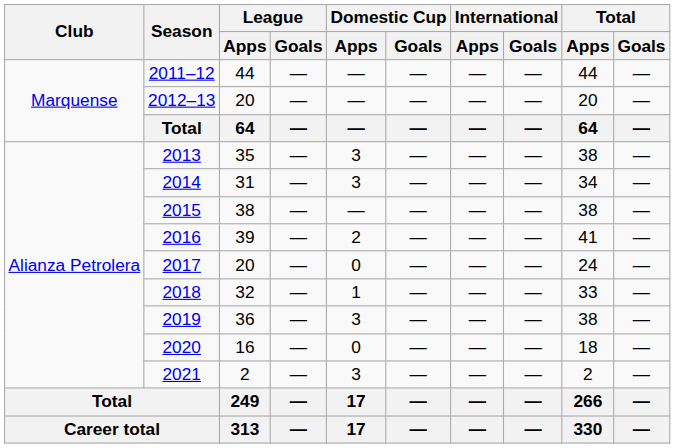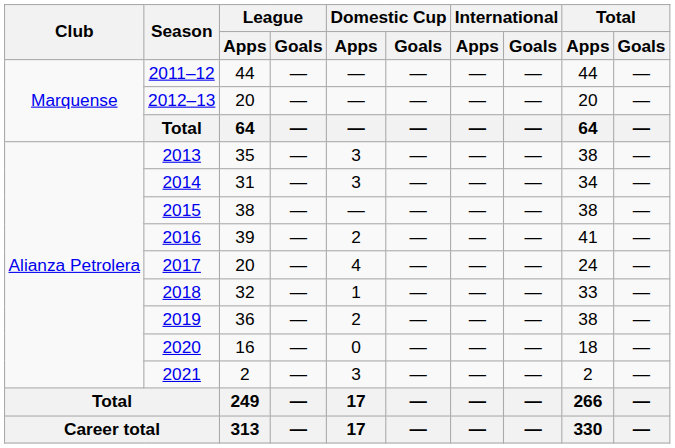(356, 264) 0 -> (356, 264) 4
(356, 319) 3 -> (356, 319) 2
